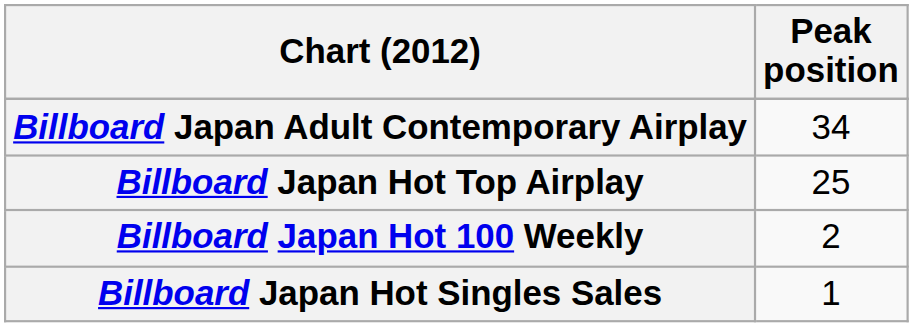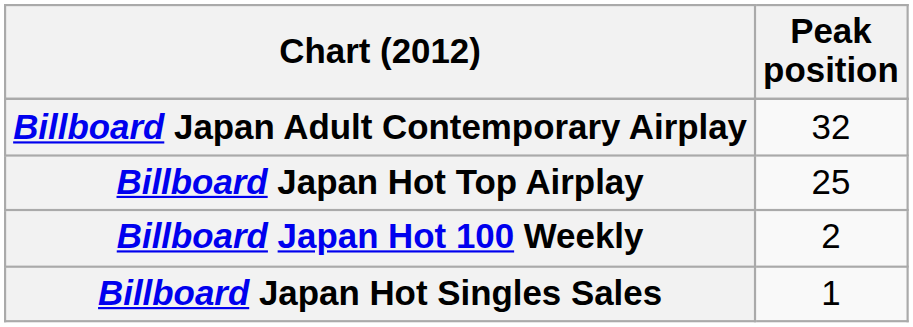(831, 126) 34 -> (831, 126) 32
